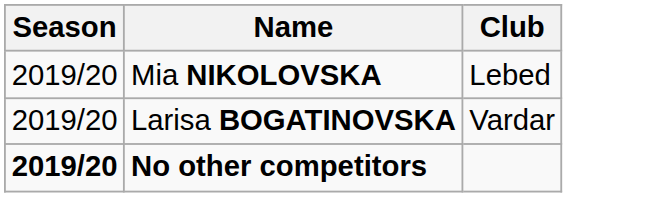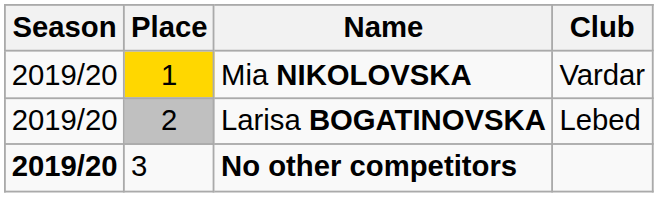+ column: (169, 27)
(510, 74) Lebed -> (602, 74) Vardar
(512, 120) Vardar -> (600, 120) Lebed
